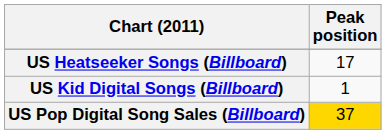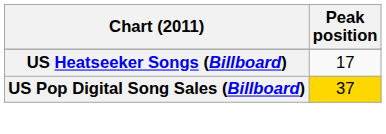- row: (157, 89)
